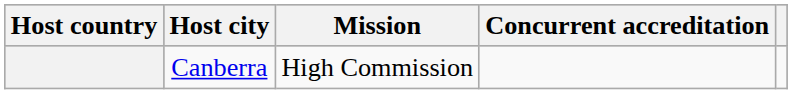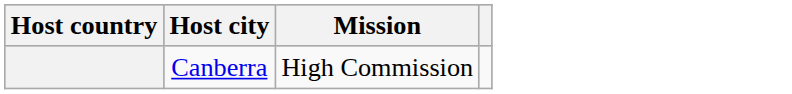- column: (627, 25)
